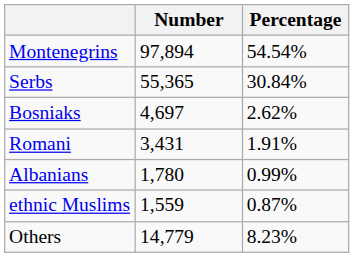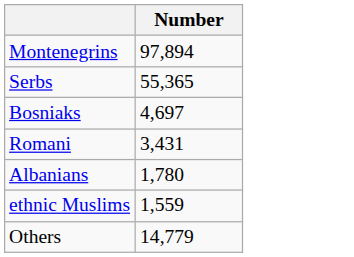- column: (296, 19)
